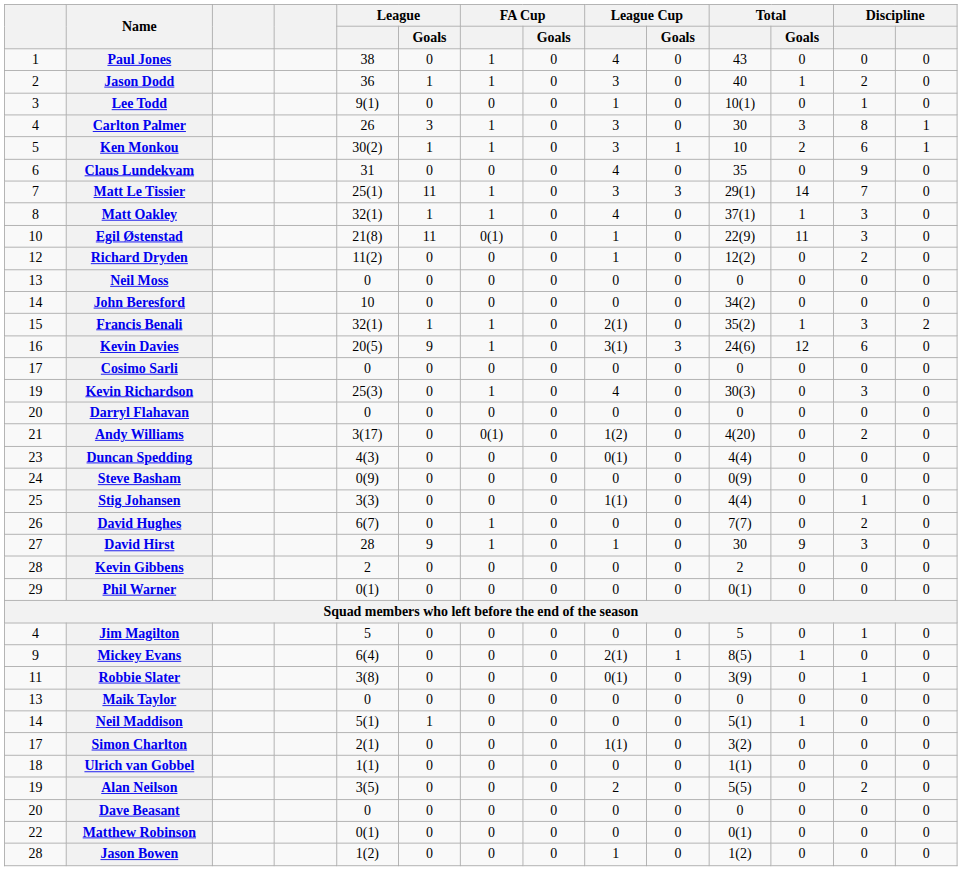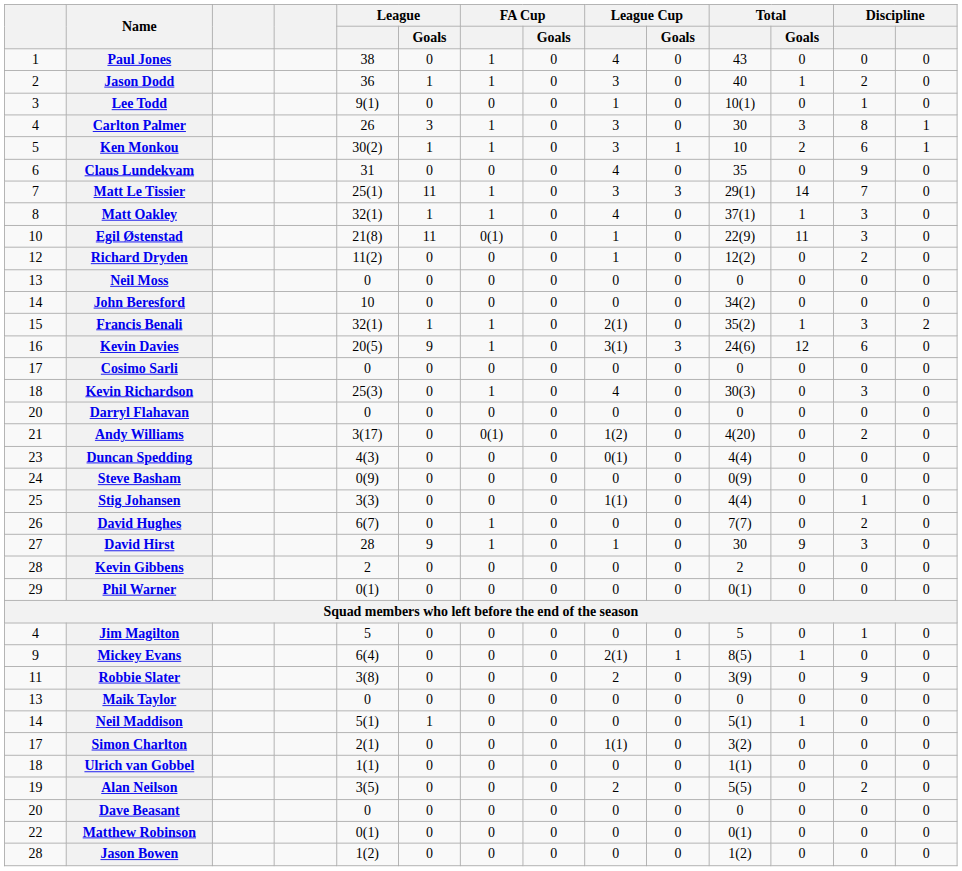(35, 390) 19 -> (35, 390) 18
(616, 677) 0(1) -> (616, 677) 2
(864, 677) 1 -> (864, 677) 9
(616, 854) 1 -> (616, 854) 0
